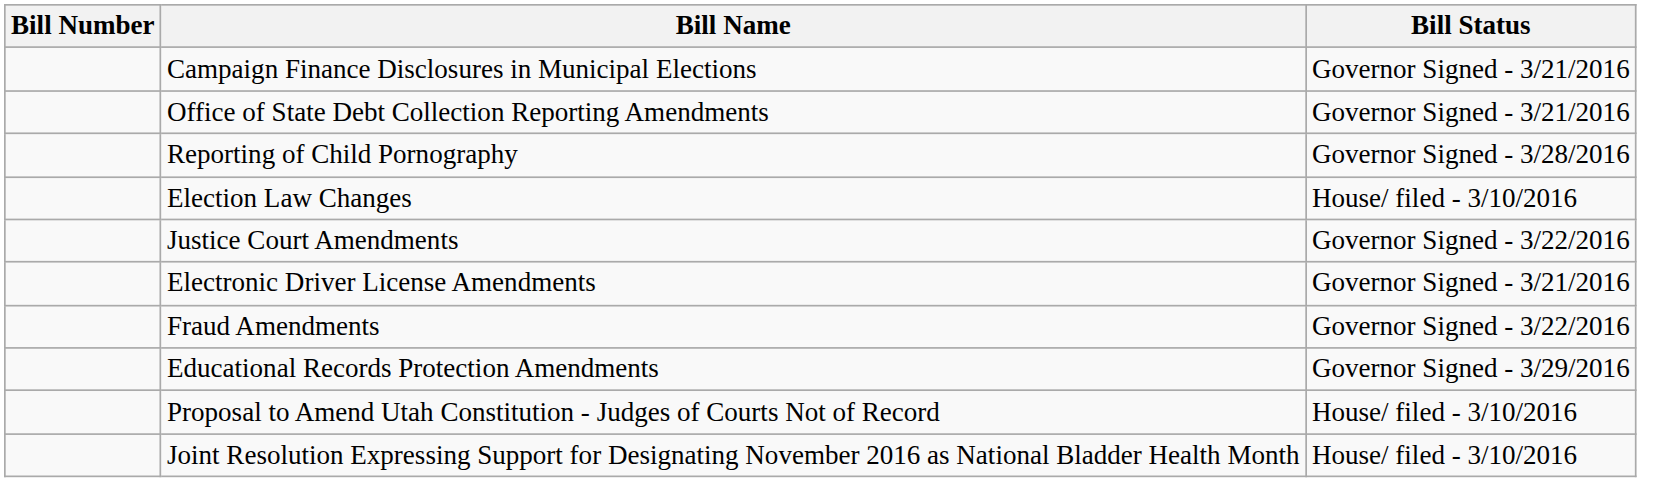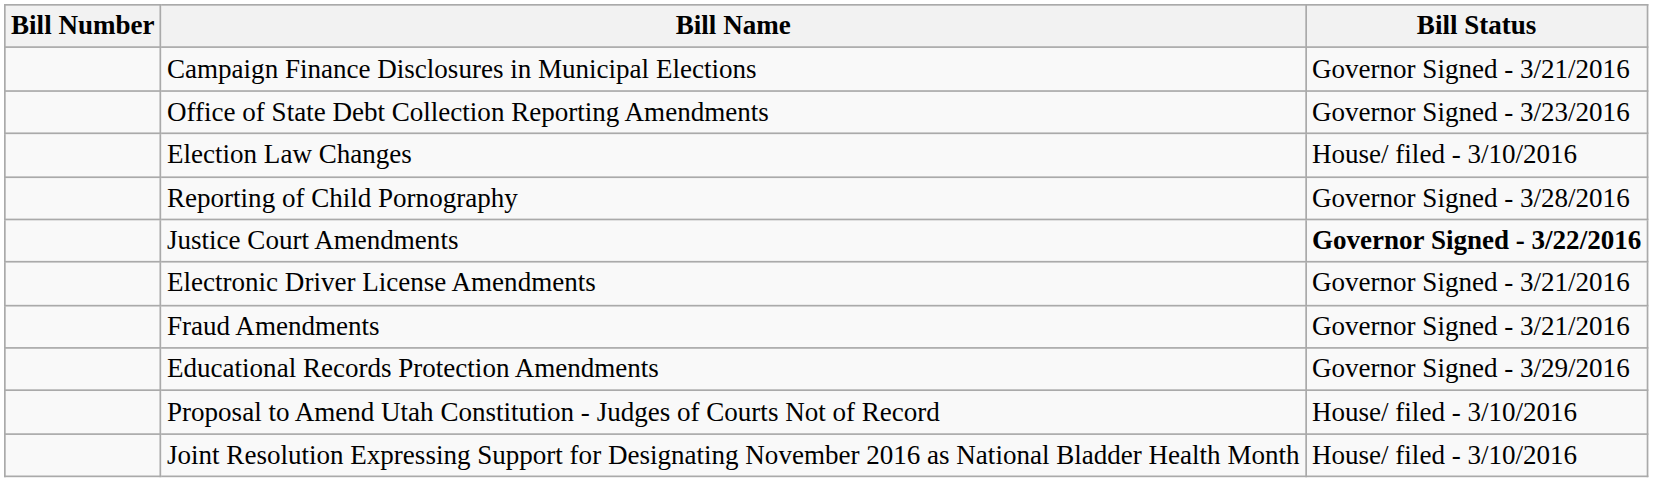(1471, 111) Governor Signed - 3/21/2016 -> (1471, 111) Governor Signed - 3/23/2016
rows swapped: (289, 197) <-> (342, 154)
(1471, 240) normal -> (1477, 240) bold
(1471, 326) Governor Signed - 3/22/2016 -> (1471, 326) Governor Signed - 3/21/2016
